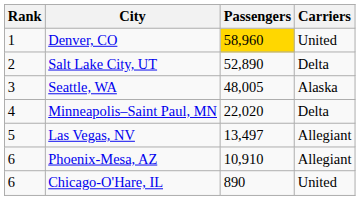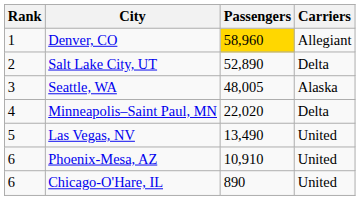(317, 40) United -> (325, 40) Allegiant
(244, 135) 13,497 -> (244, 135) 13,490
(325, 135) Allegiant -> (317, 135) United
(325, 159) Allegiant -> (317, 159) United
